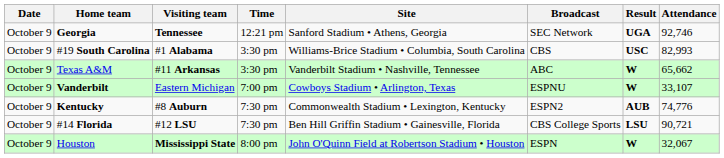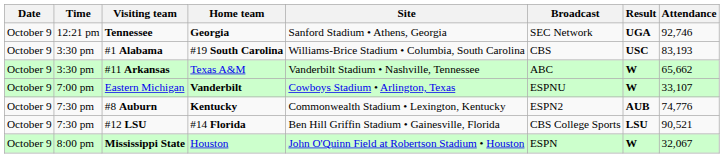columns swapped: (262, 13) <-> (103, 13)
(677, 51) 82,993 -> (677, 51) 83,193
(677, 125) 90,721 -> (677, 125) 90,521
